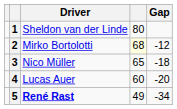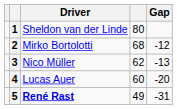(138, 46) lightyellow background -> (138, 46) no background
(138, 63) 65 -> (138, 63) 62
(162, 63) -18 -> (162, 63) -13
(162, 96) -34 -> (162, 96) -31
